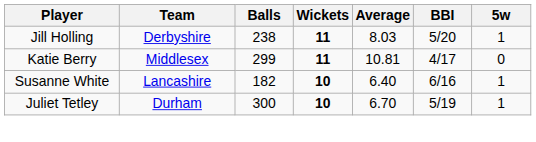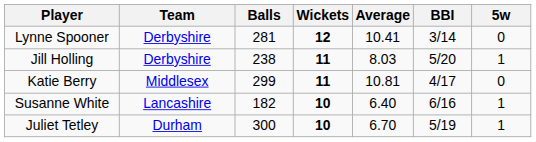+ row: (62, 37)
